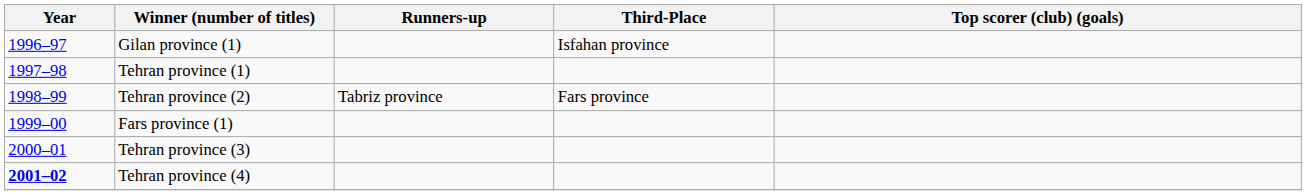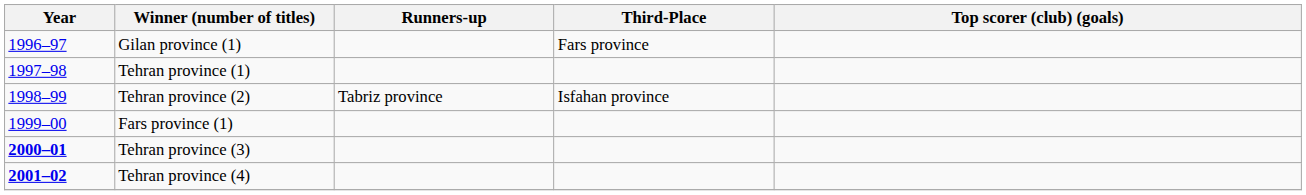(614, 44) Isfahan province -> (603, 44) Fars province
(603, 96) Fars province -> (614, 96) Isfahan province
(37, 149) normal -> (37, 149) bold
